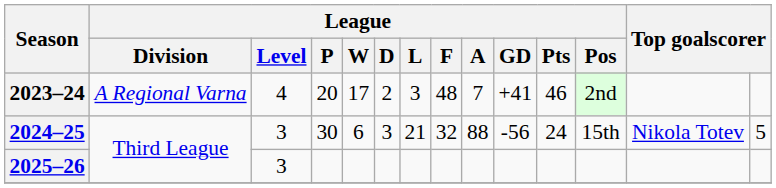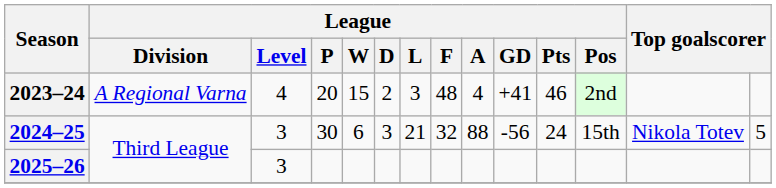(358, 93) 17 -> (358, 93) 15
(478, 93) 7 -> (478, 93) 4
